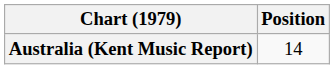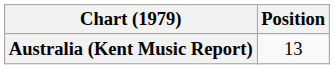(293, 48) 14 -> (293, 48) 13
